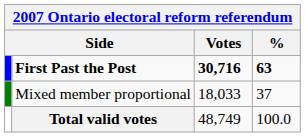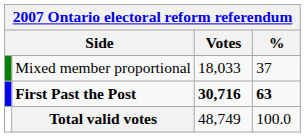rows swapped: (76, 68) <-> (103, 94)
